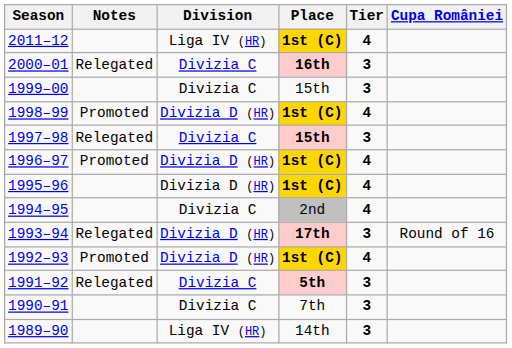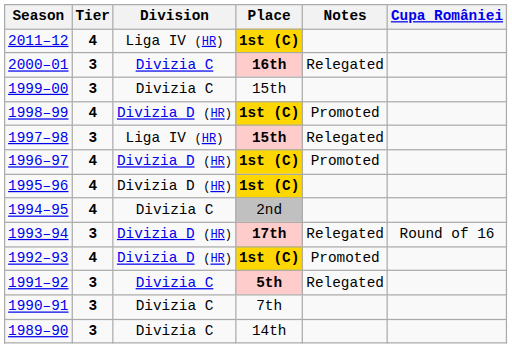columns swapped: (367, 16) <-> (114, 16)
(218, 137) Divizia C -> (174, 137) Liga IV (HR)
(218, 331) Liga IV (HR) -> (174, 331) Divizia C
